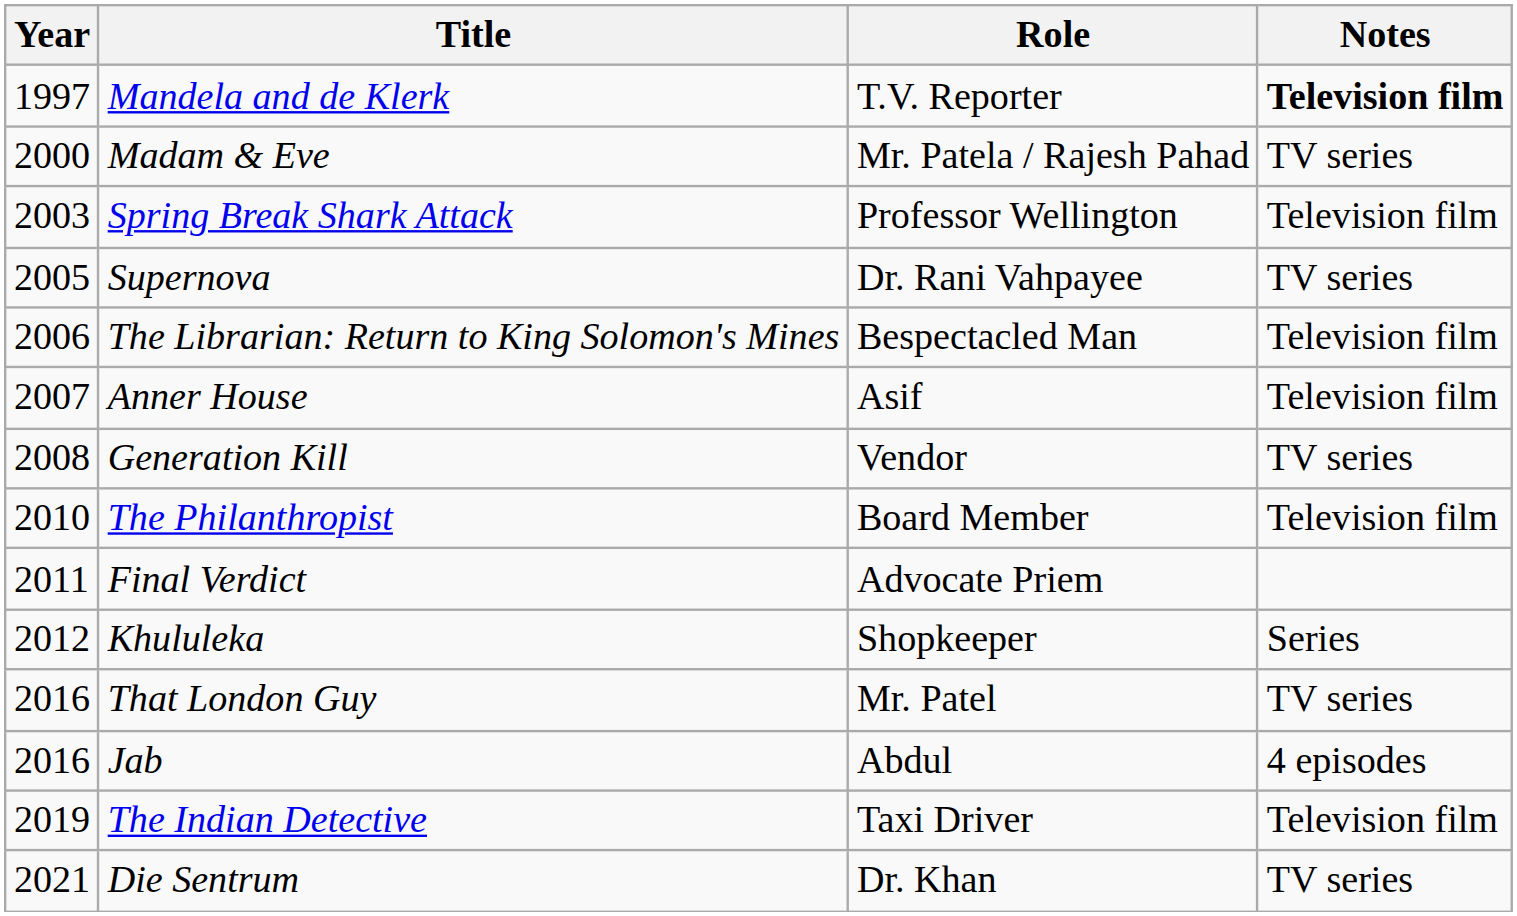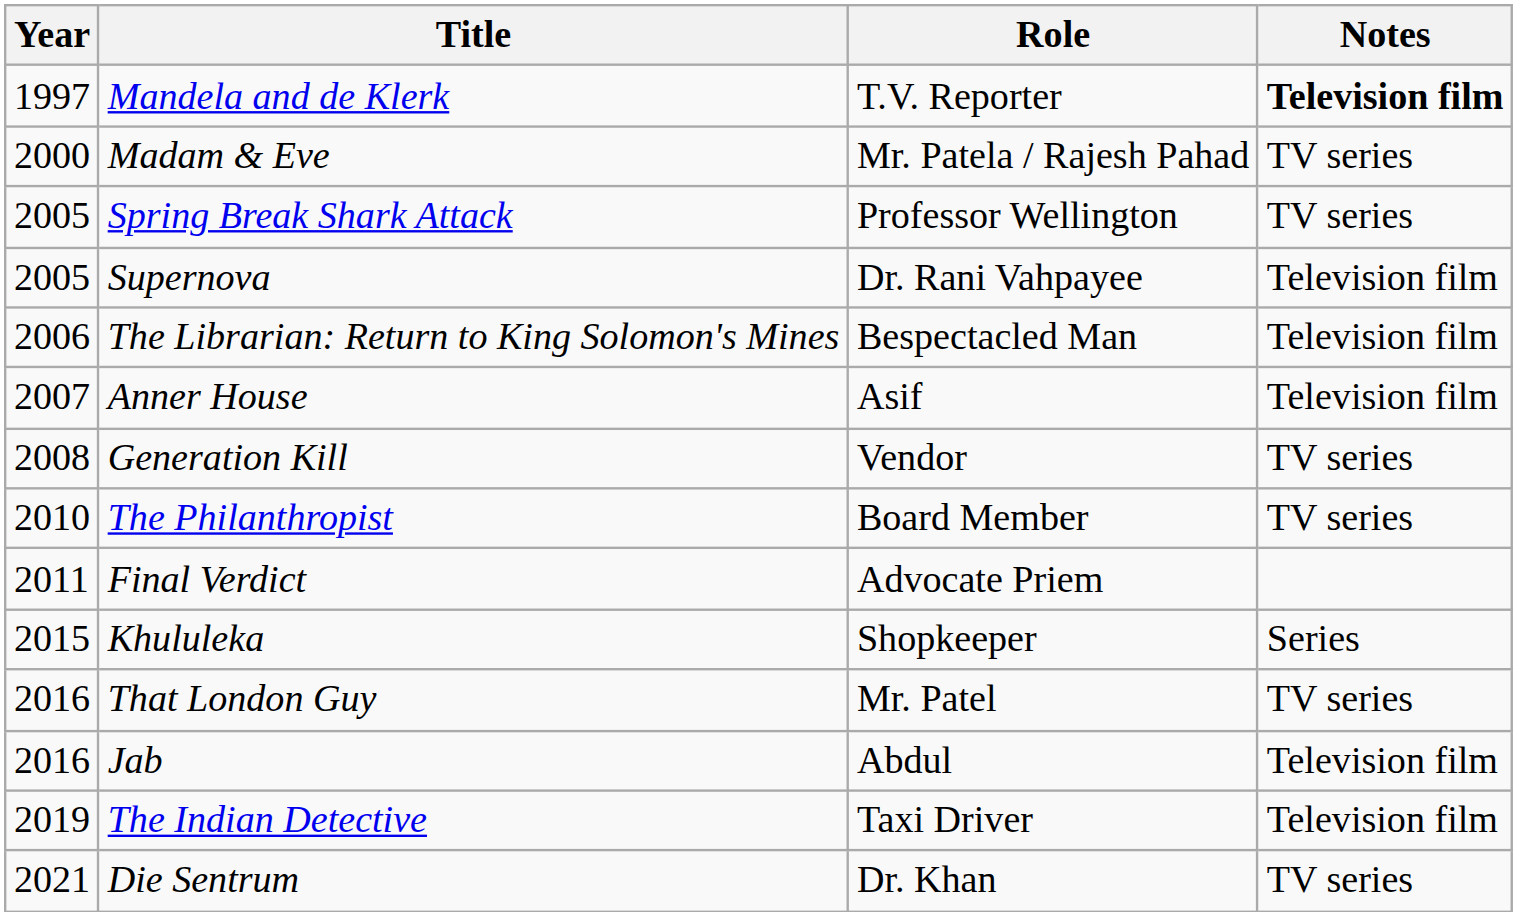(52, 215) 2003 -> (52, 215) 2005
(1382, 215) Television film -> (1340, 215) TV series
(1340, 276) TV series -> (1382, 276) Television film
(1382, 517) Television film -> (1340, 517) TV series
(52, 638) 2012 -> (52, 638) 2015
(1347, 759) 4 episodes -> (1382, 759) Television film
